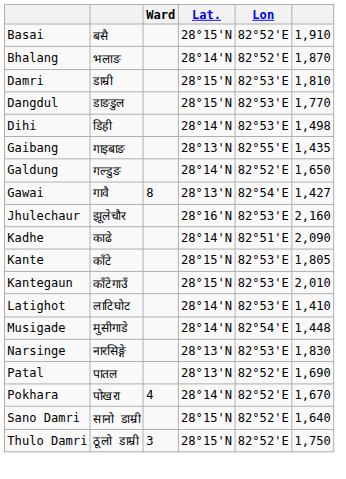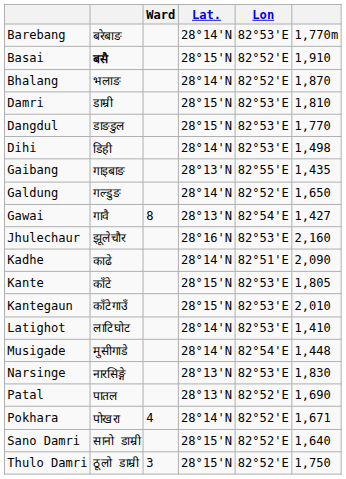+ row: (36, 35)
(101, 36) normal -> (101, 58) bold
(313, 395) 1,670 -> (313, 418) 1,671
